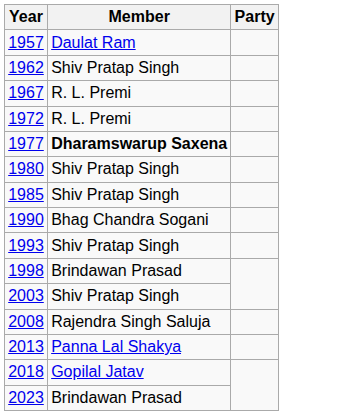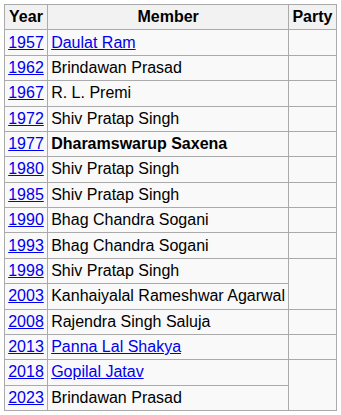(115, 67) Shiv Pratap Singh -> (117, 67) Brindawan Prasad
(91, 118) R. L. Premi -> (115, 118) Shiv Pratap Singh
(115, 245) Shiv Pratap Singh -> (130, 245) Bhag Chandra Sogani
(117, 270) Brindawan Prasad -> (115, 270) Shiv Pratap Singh
(115, 296) Shiv Pratap Singh -> (168, 296) Kanhaiyalal Rameshwar Agarwal
